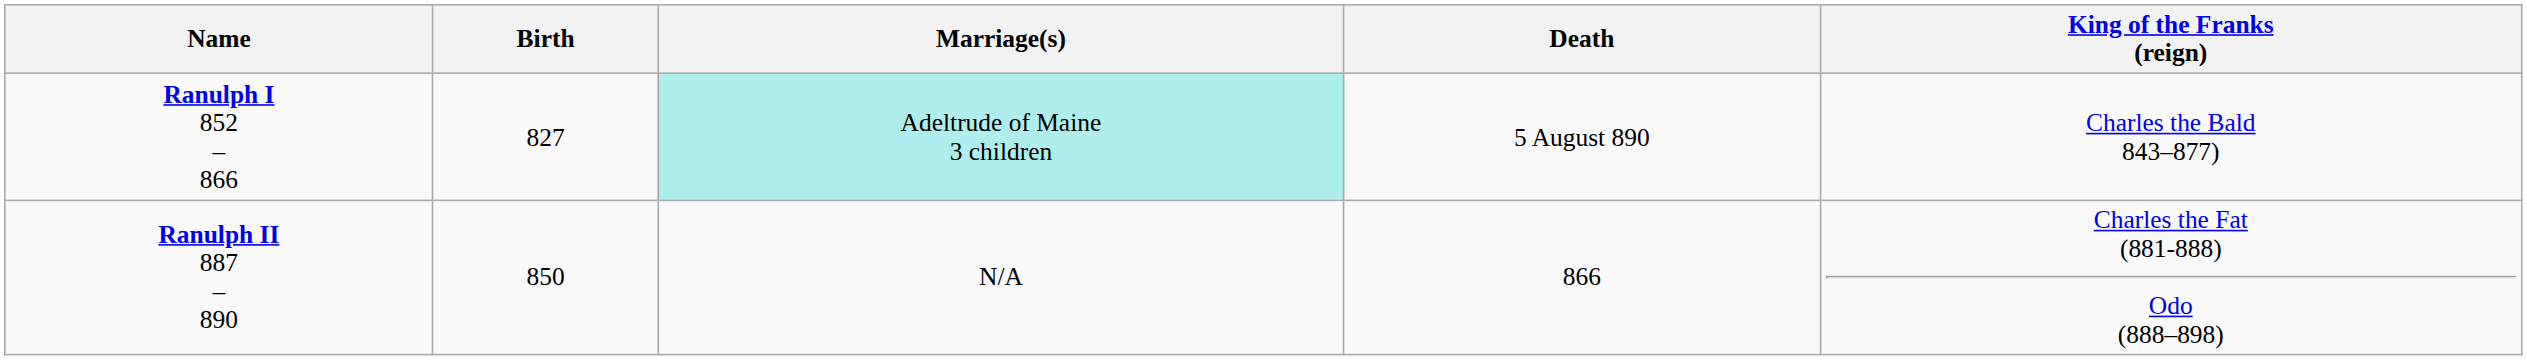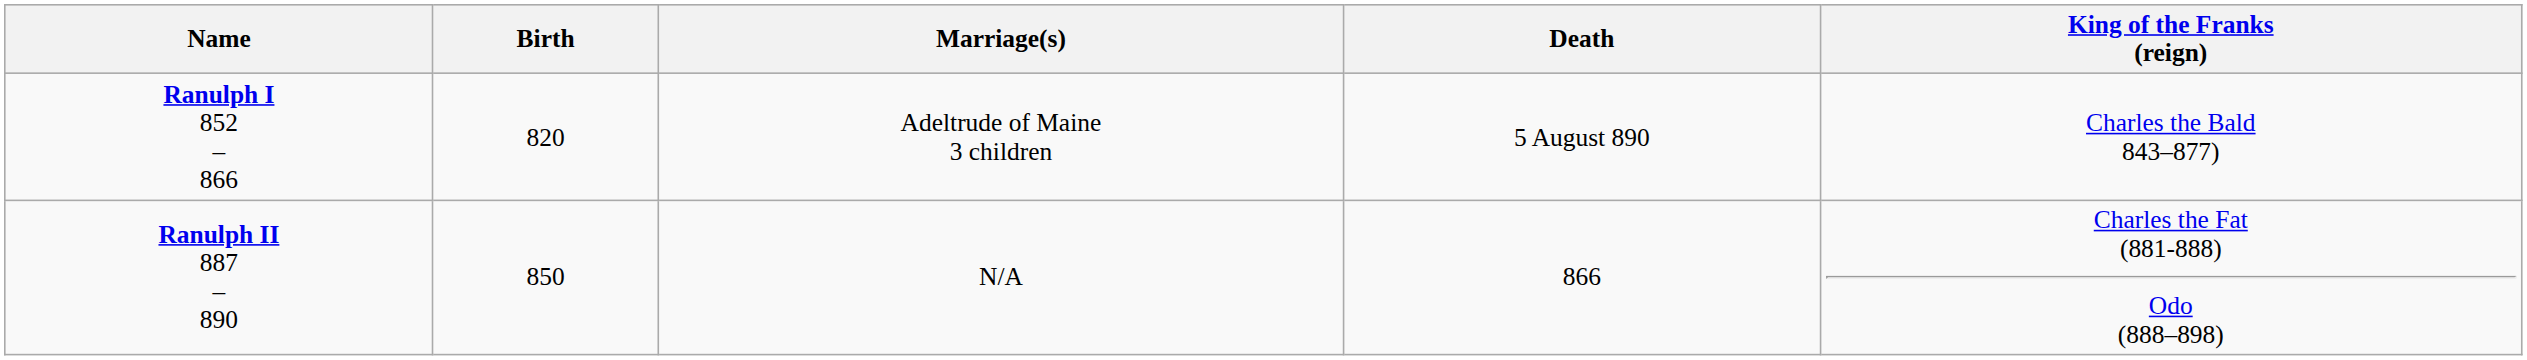(546, 136) 827 -> (546, 136) 820
(1001, 136) paleturquoise background -> (1001, 136) no background
